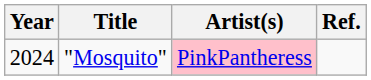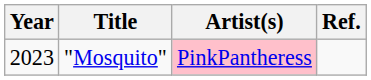(32, 57) 2024 -> (32, 57) 2023
